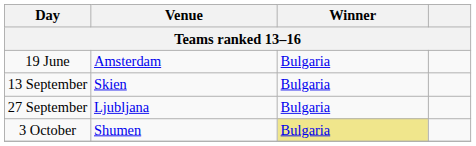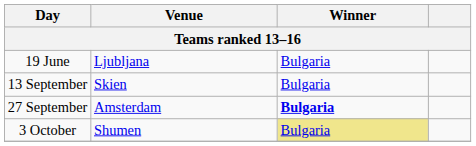(128, 61) Amsterdam -> (122, 61) Ljubljana
(122, 107) Ljubljana -> (128, 107) Amsterdam
(305, 107) normal -> (307, 107) bold
